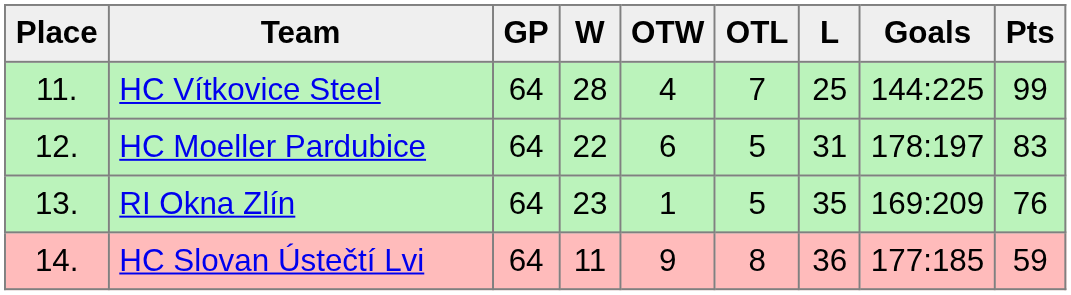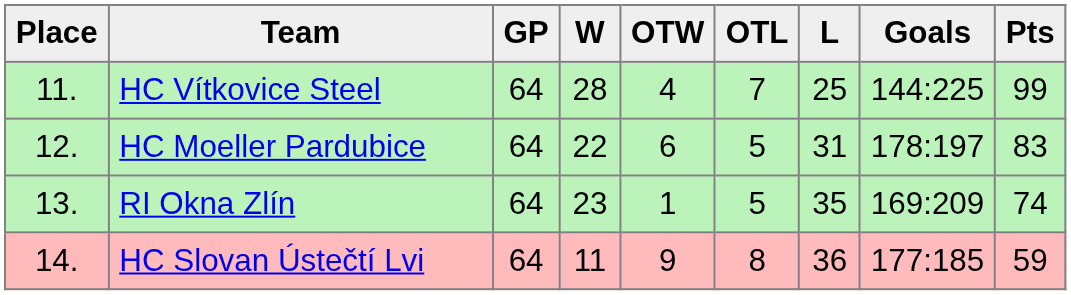(1030, 203) 76 -> (1030, 203) 74
